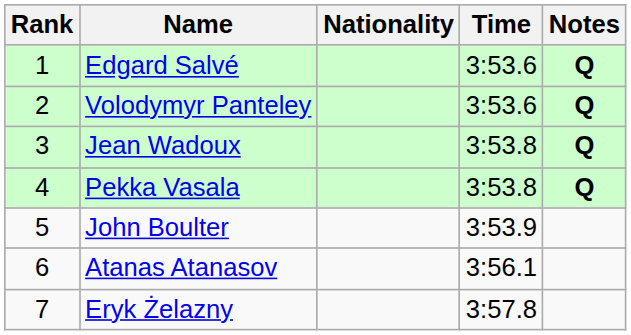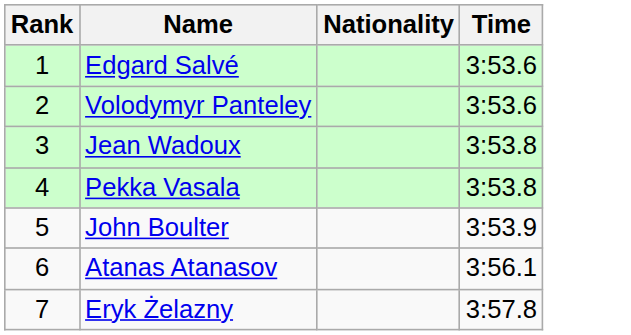- column: (584, 24)
